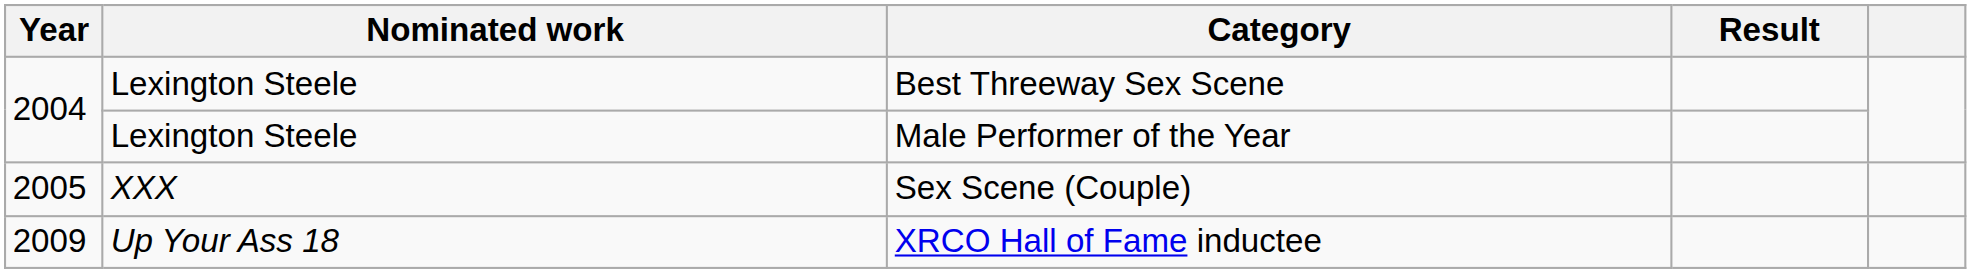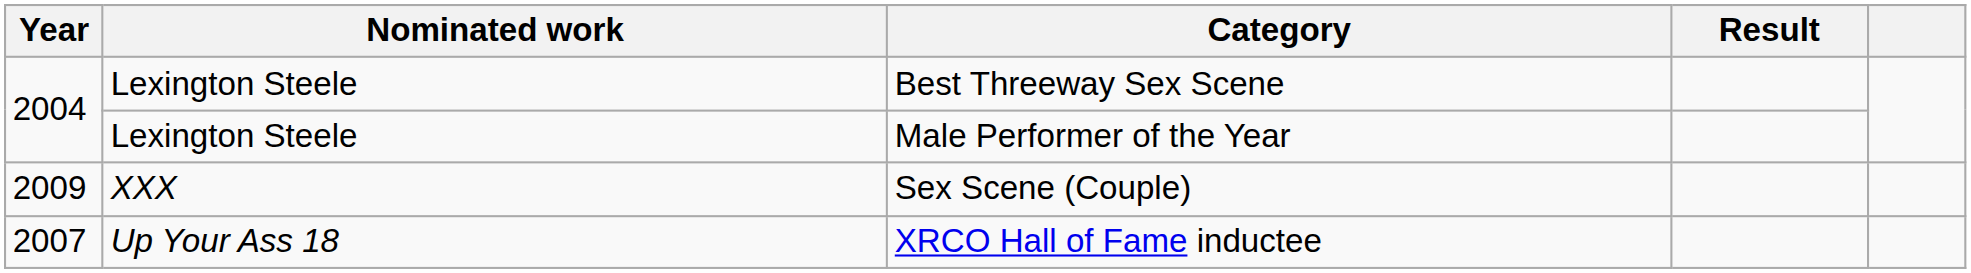(50, 188) 2005 -> (50, 188) 2009
(50, 240) 2009 -> (50, 240) 2007
